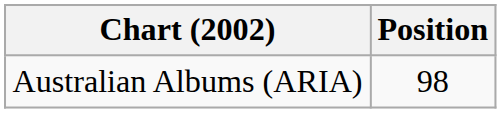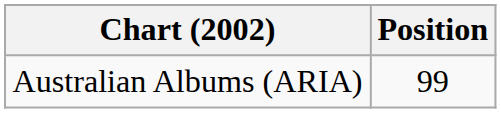(433, 81) 98 -> (433, 81) 99
